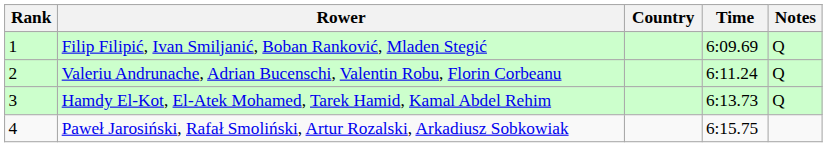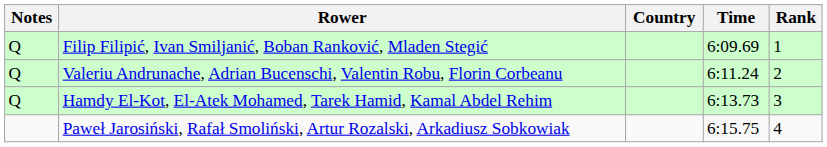columns swapped: (31, 18) <-> (795, 18)
